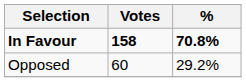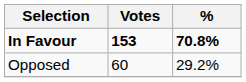(124, 40) 158 -> (124, 40) 153
